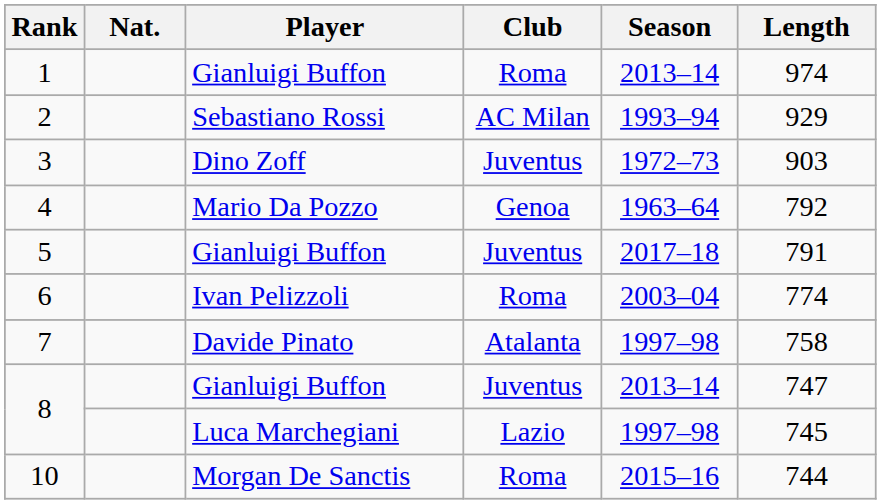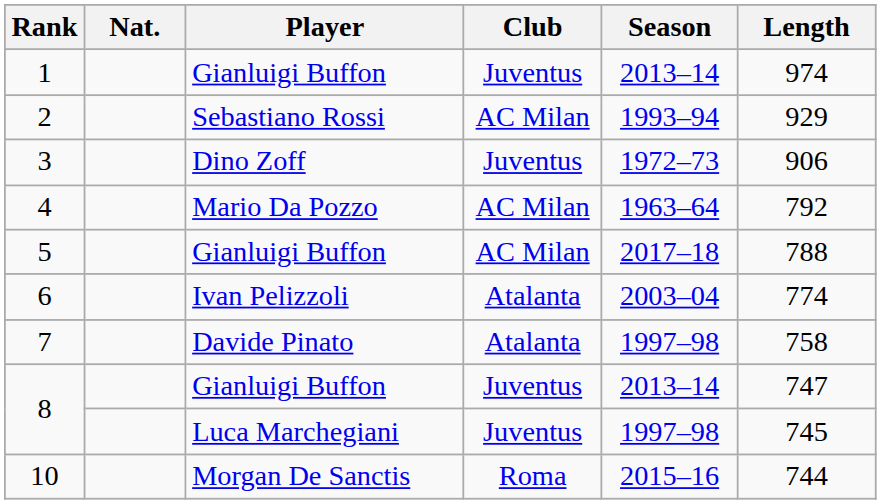(533, 71) Roma -> (533, 71) Juventus
(807, 161) 903 -> (807, 161) 906
(533, 206) Genoa -> (533, 206) AC Milan
(533, 251) Juventus -> (533, 251) AC Milan
(807, 251) 791 -> (807, 251) 788
(533, 296) Roma -> (533, 296) Atalanta
(533, 431) Lazio -> (533, 431) Juventus
